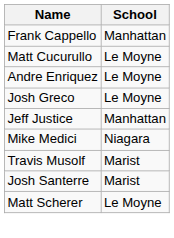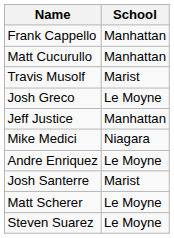(133, 56) Le Moyne -> (135, 56) Manhattan
rows swapped: (53, 77) <-> (46, 160)
+ row: (50, 222)
